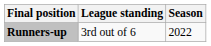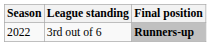columns swapped: (186, 13) <-> (41, 13)
